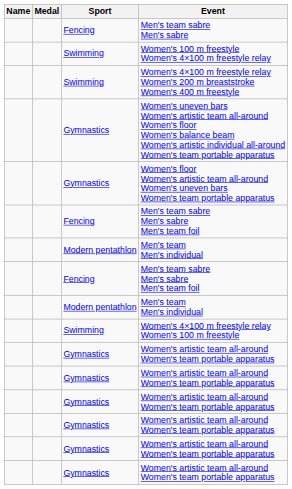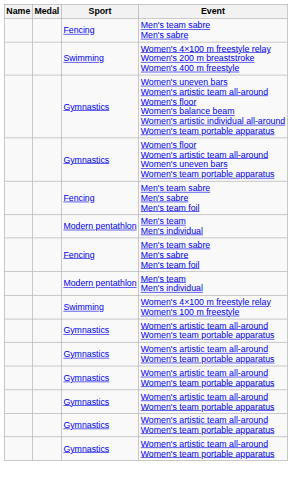- row: (84, 54)
